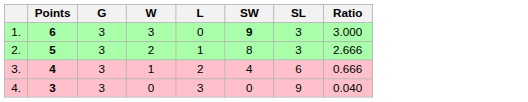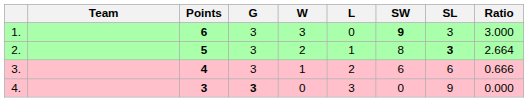+ column: (104, 13)
(299, 50) normal -> (450, 50) bold
(348, 50) 2.666 -> (499, 50) 2.664
(249, 69) 4 -> (401, 69) 6
(102, 87) normal -> (253, 87) bold
(348, 87) 0.040 -> (499, 87) 0.000
